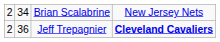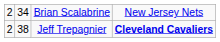(23, 29) 36 -> (23, 29) 38
